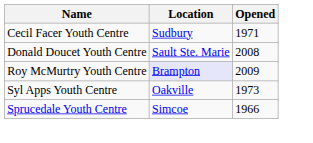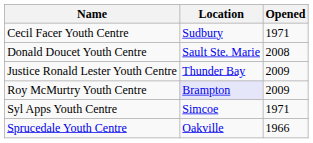+ row: (92, 71)
(173, 90) Oakville -> (200, 109) Simcoe
(247, 90) 1973 -> (278, 109) 1971
(170, 109) Simcoe -> (203, 128) Oakville
